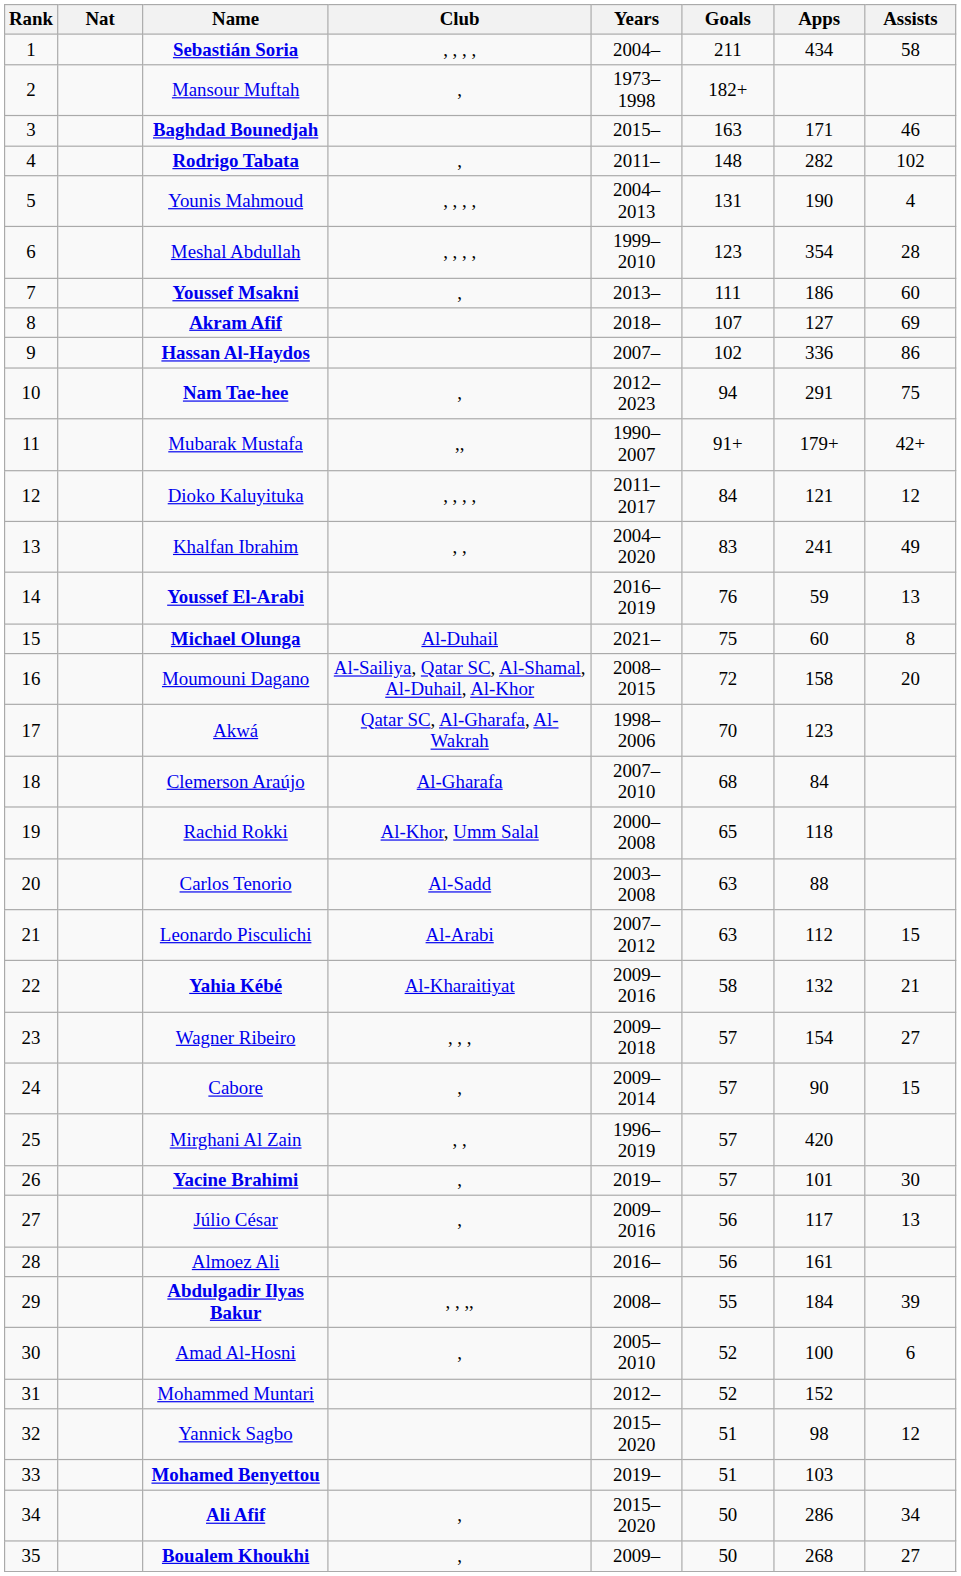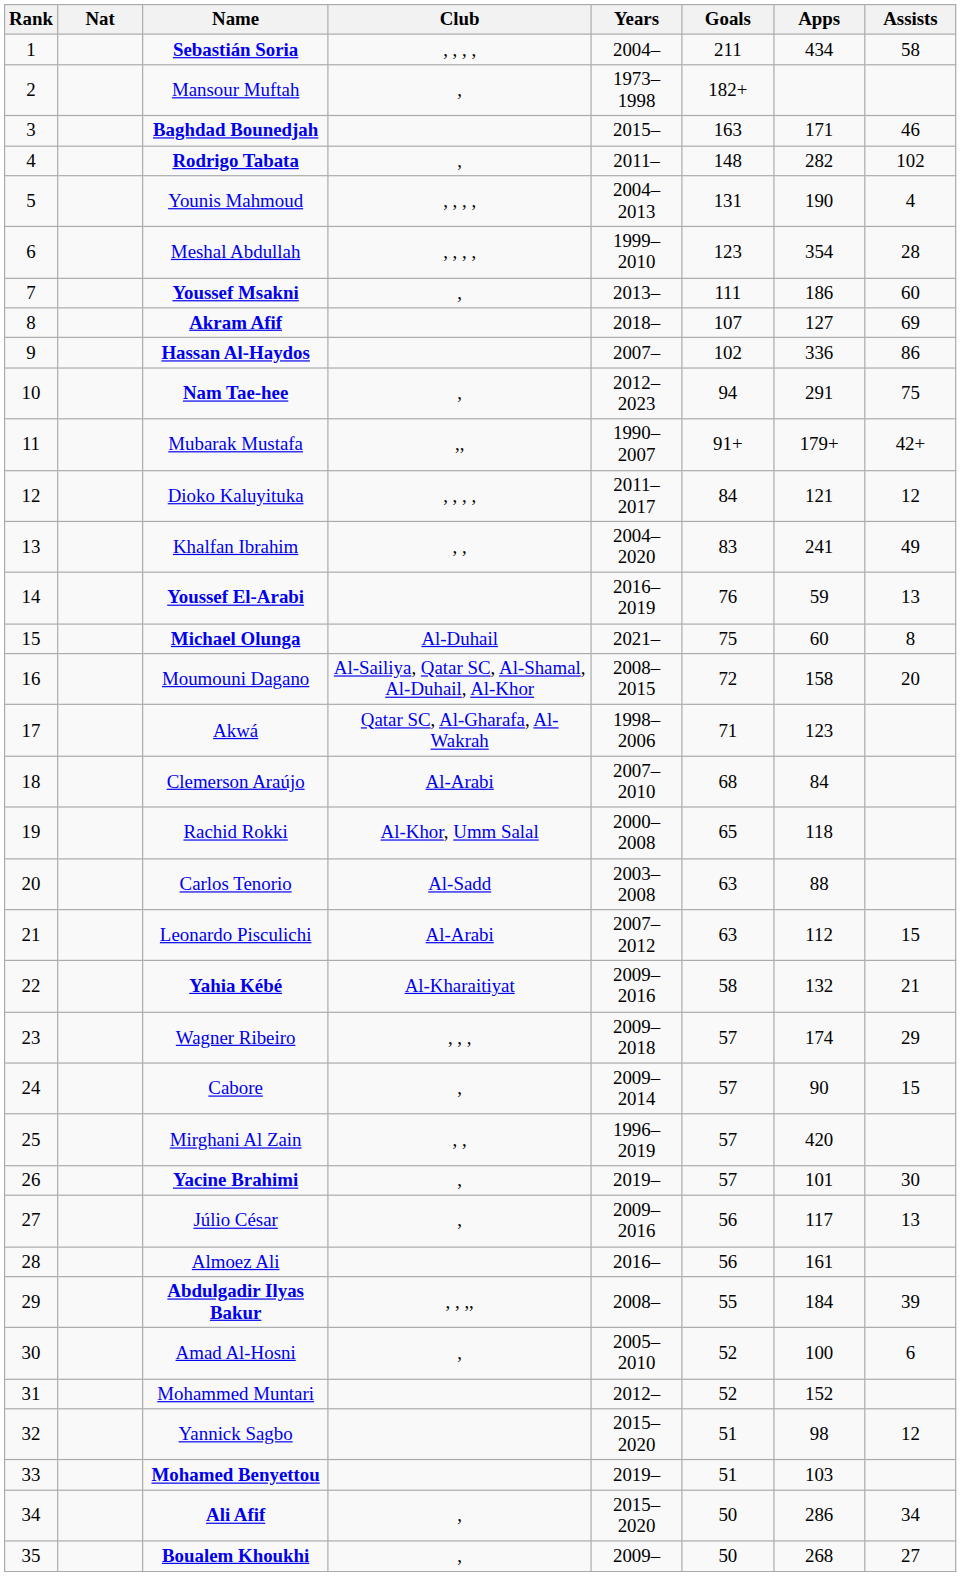(728, 730) 70 -> (728, 730) 71
(460, 781) Al-Gharafa -> (460, 781) Al-Arabi
(819, 1037) 154 -> (819, 1037) 174
(910, 1037) 27 -> (910, 1037) 29
